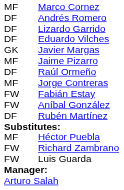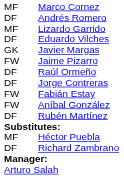(11, 28) DF -> (11, 28) MF
(11, 61) MF -> (12, 61) FW
(11, 83) MF -> (11, 83) DF
(12, 148) FW -> (11, 148) DF
- row: (65, 159)
